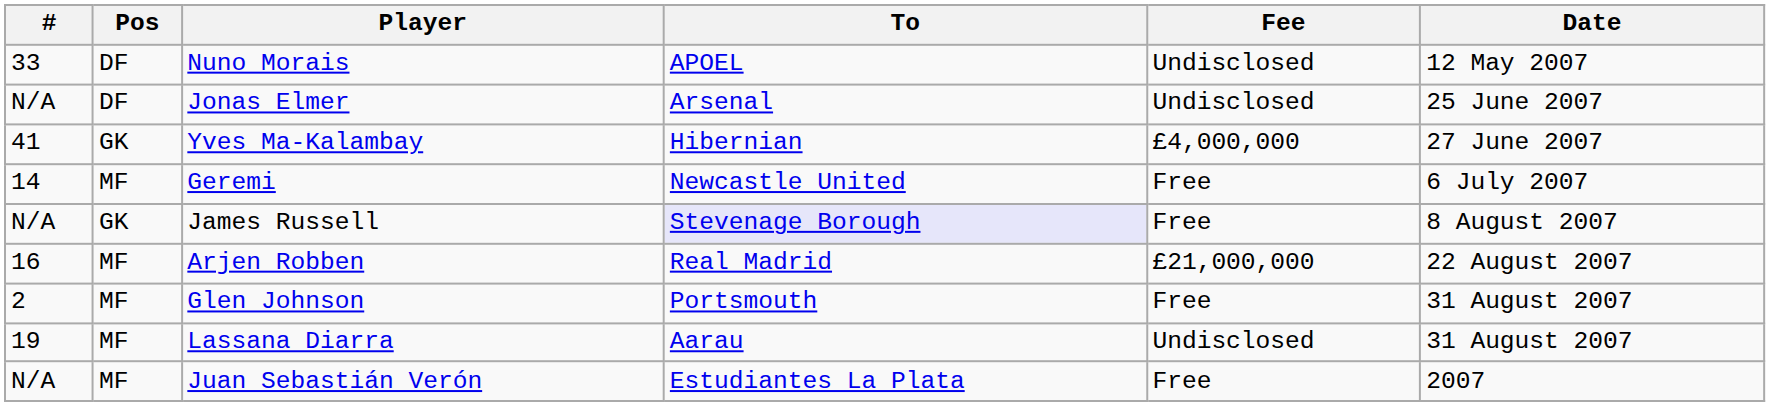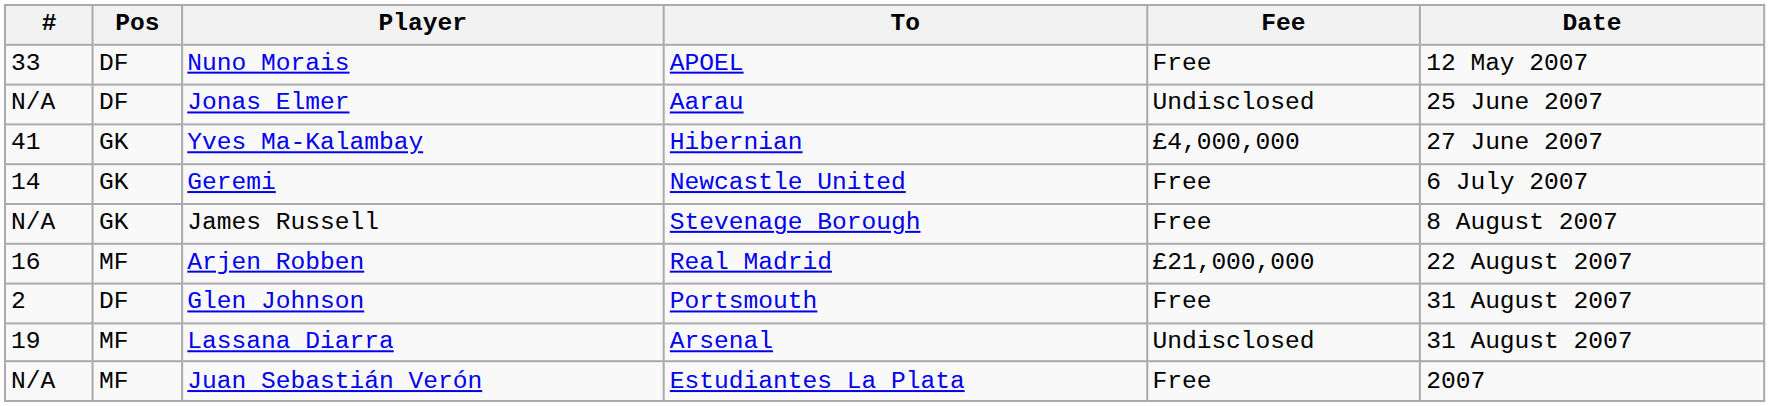(1233, 65) Undisclosed -> (1182, 65) Free
(721, 105) Arsenal -> (707, 105) Aarau
(114, 184) MF -> (114, 184) GK
(795, 224) lavender background -> (795, 224) no background
(114, 303) MF -> (114, 303) DF
(707, 343) Aarau -> (721, 343) Arsenal
